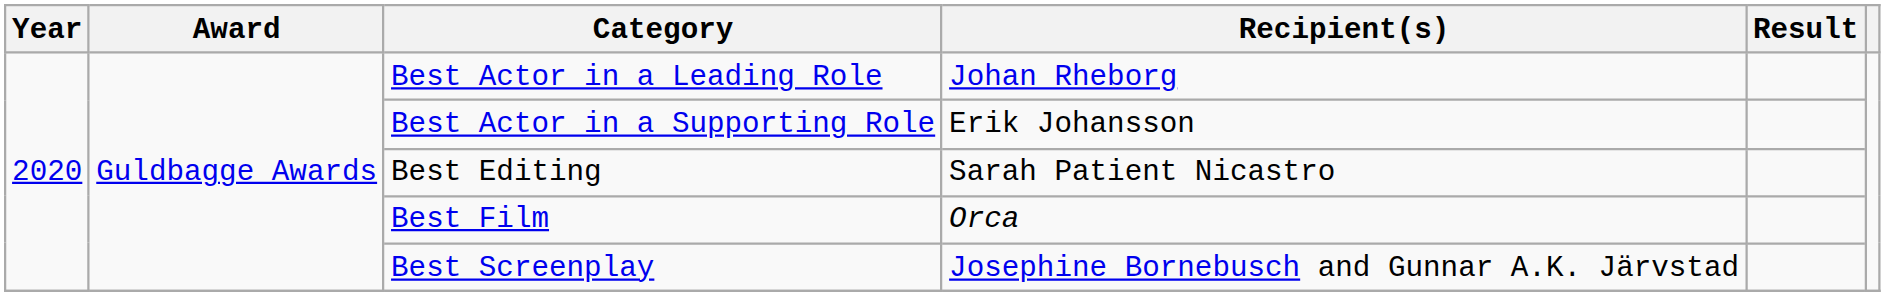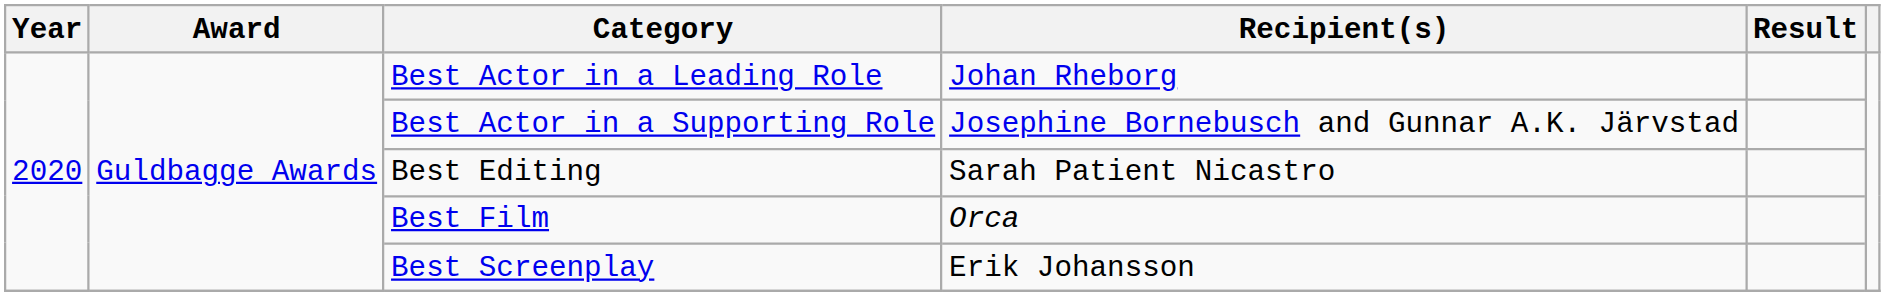(1072, 124) Erik Johansson -> (1344, 124) Josephine Bornebusch and Gunnar A.K. Järvstad
(1344, 267) Josephine Bornebusch and Gunnar A.K. Järvstad -> (1072, 267) Erik Johansson
